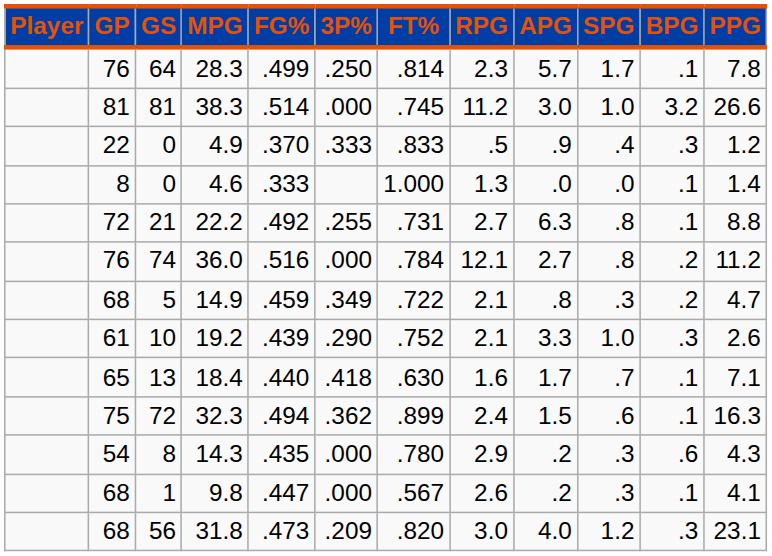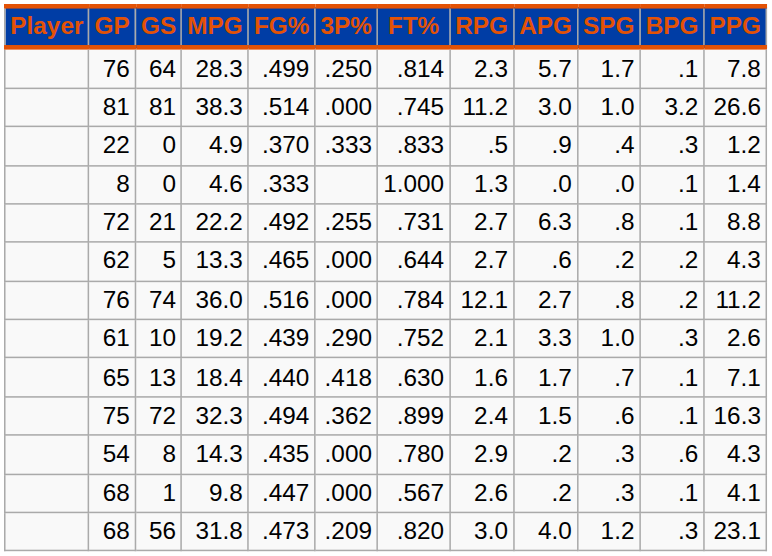+ row: (219, 261)
- row: (219, 299)
